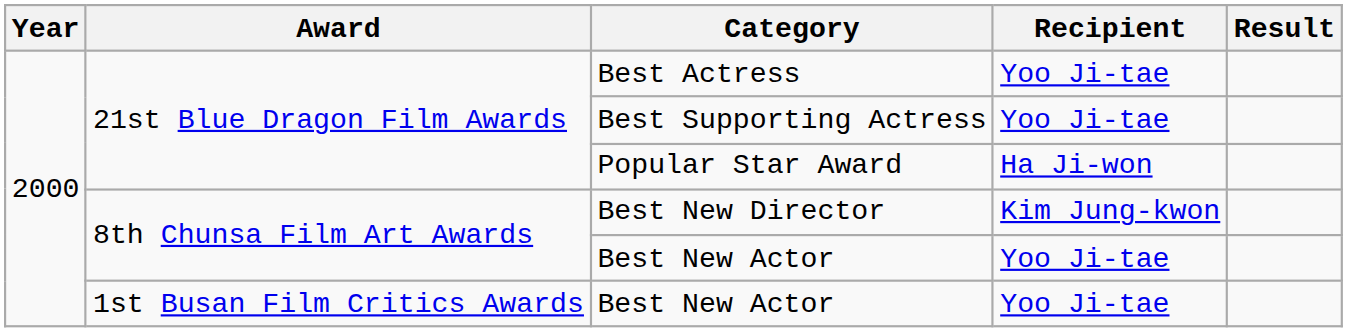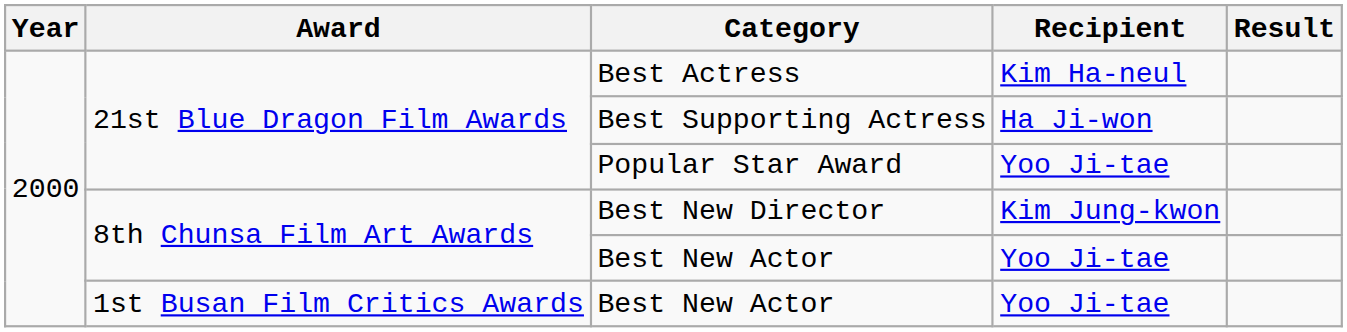(1085, 74) Yoo Ji-tae -> (1093, 74) Kim Ha-neul
(1085, 120) Yoo Ji-tae -> (1076, 120) Ha Ji-won
(1076, 166) Ha Ji-won -> (1085, 166) Yoo Ji-tae
